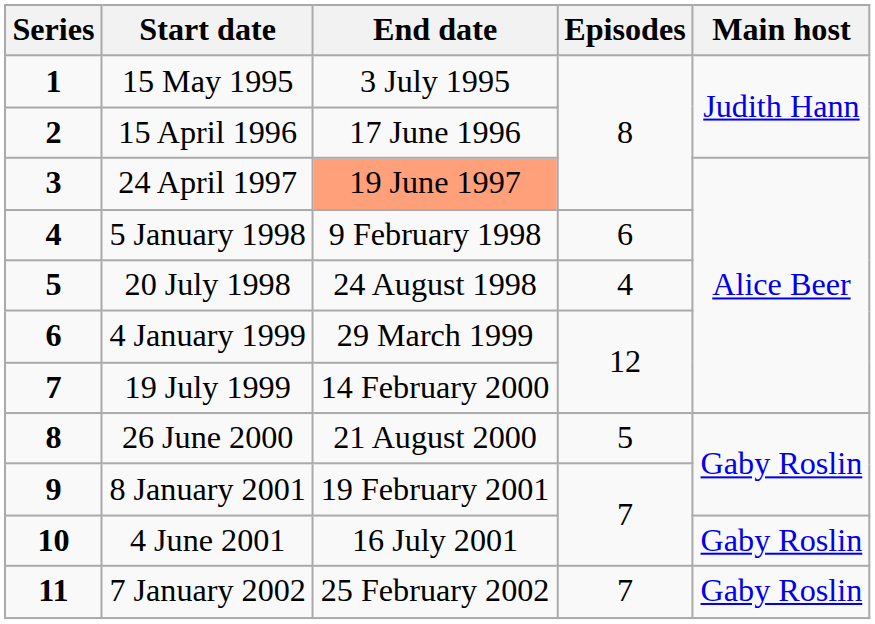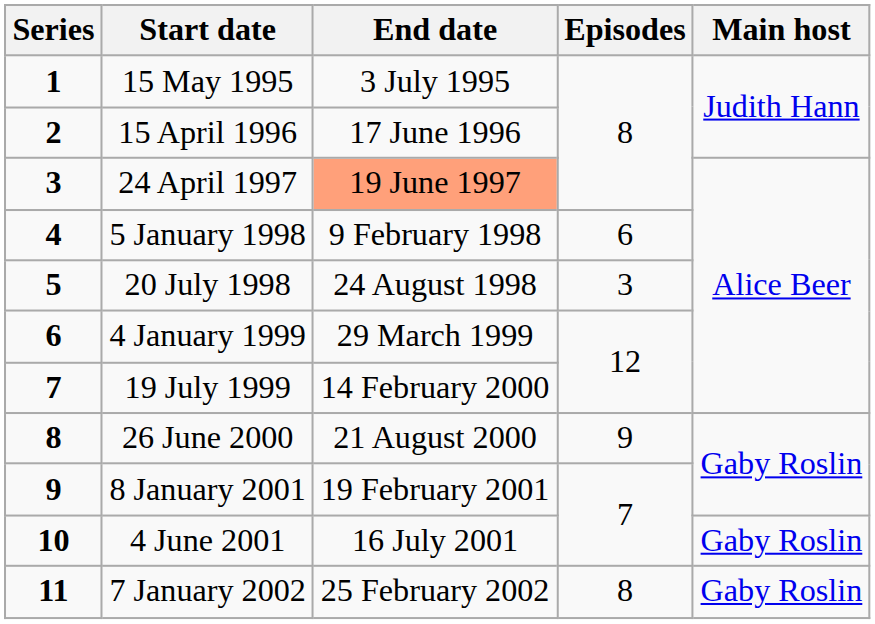(625, 285) 4 -> (625, 285) 3
(625, 438) 5 -> (625, 438) 9
(625, 591) 7 -> (625, 591) 8
